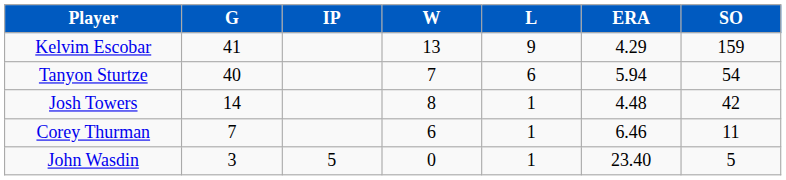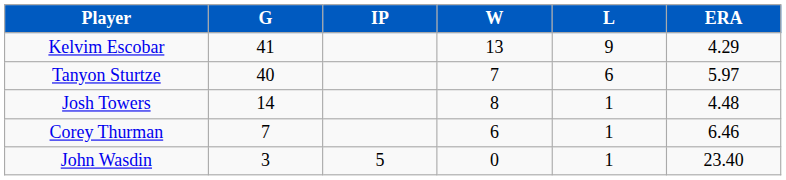- column: (731, 18)
(631, 75) 5.94 -> (724, 75) 5.97
